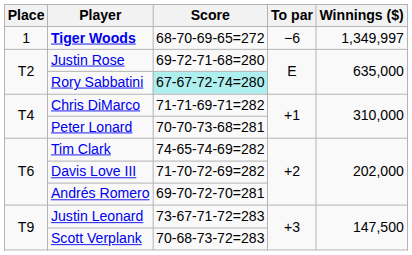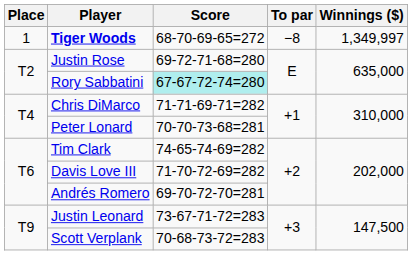(292, 37) −6 -> (292, 37) −8
